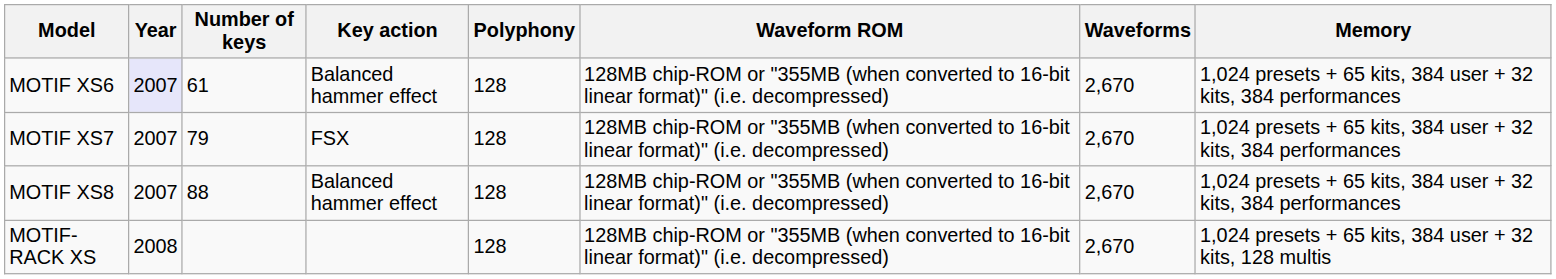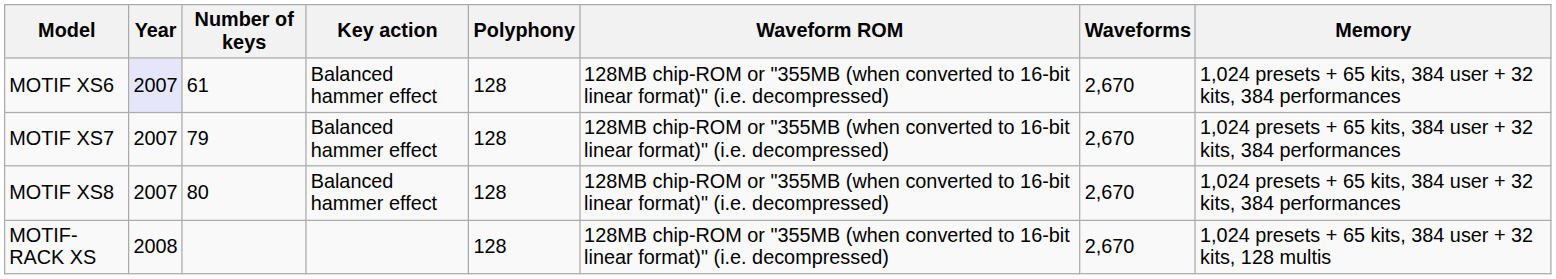(330, 138) FSX -> (374, 138) Balanced hammer effect
(198, 192) 88 -> (198, 192) 80
